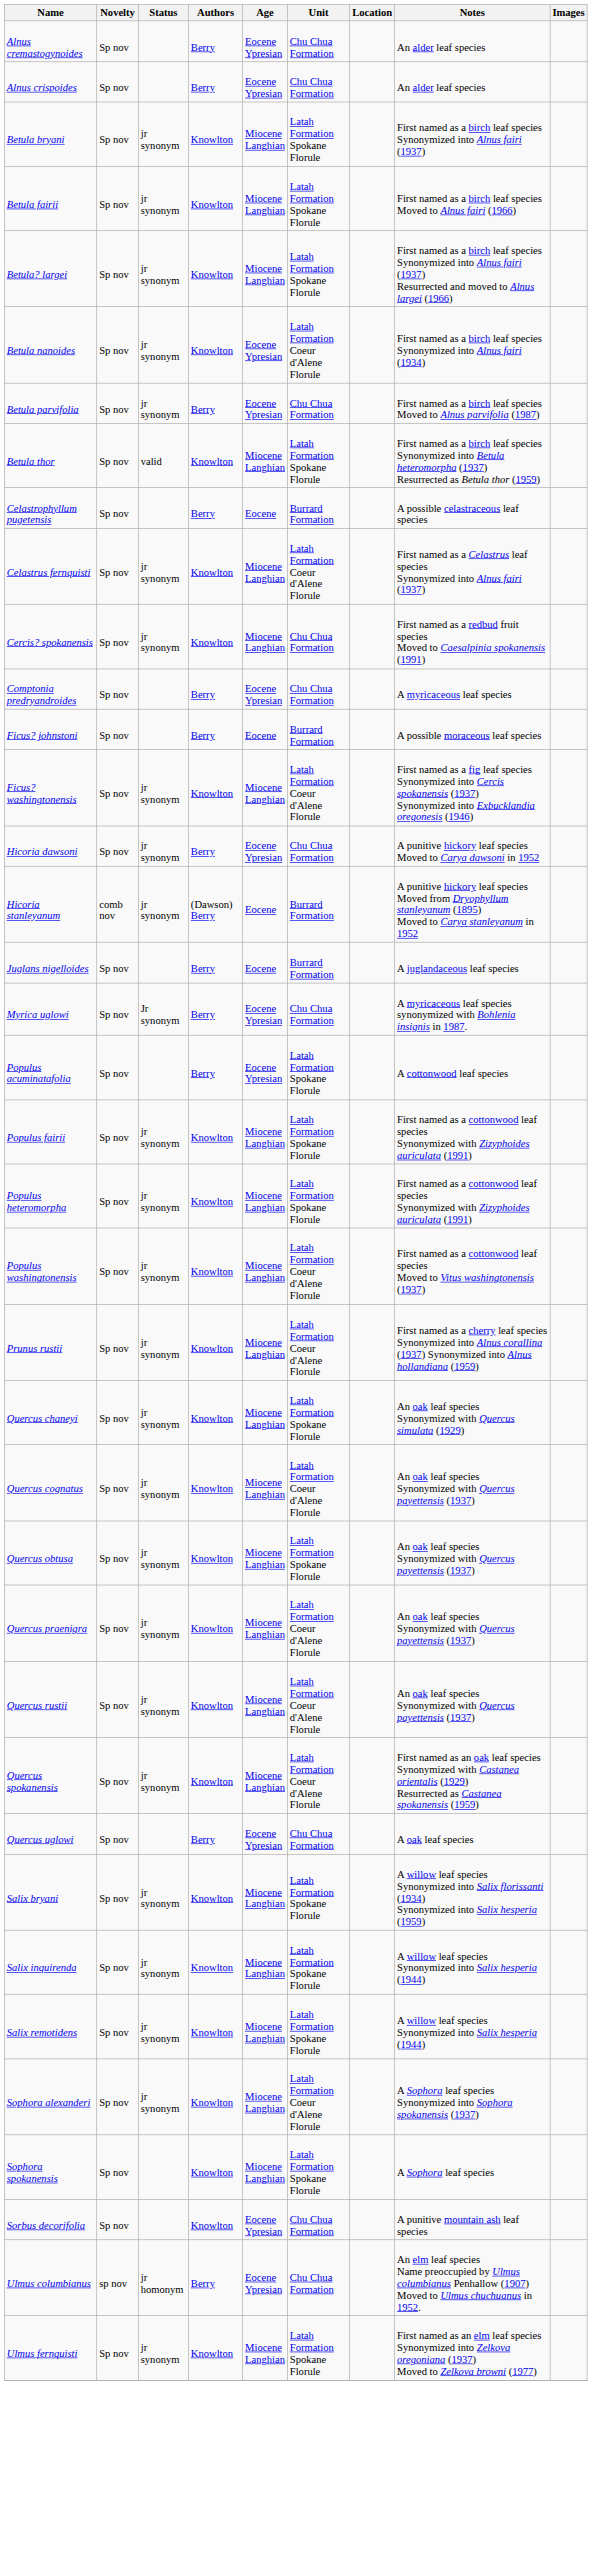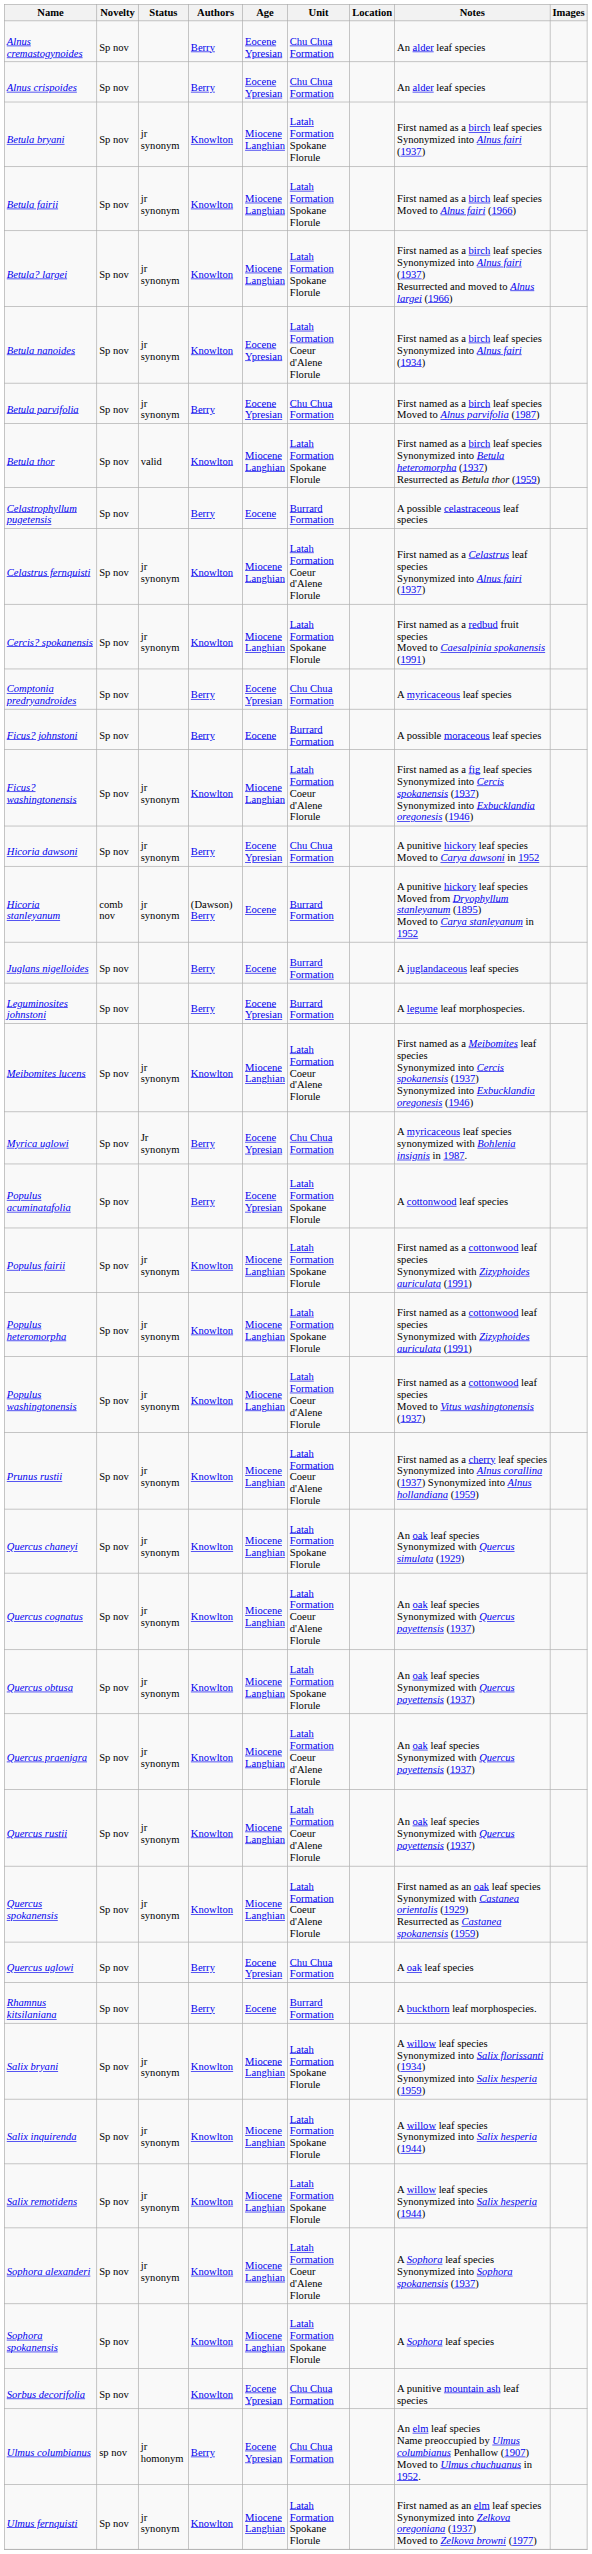(312, 642) Chu Chua Formation -> (312, 642) Latah Formation Spokane Florule
+ row: (37, 1009)
+ row: (46, 1073)
+ row: (32, 2008)
